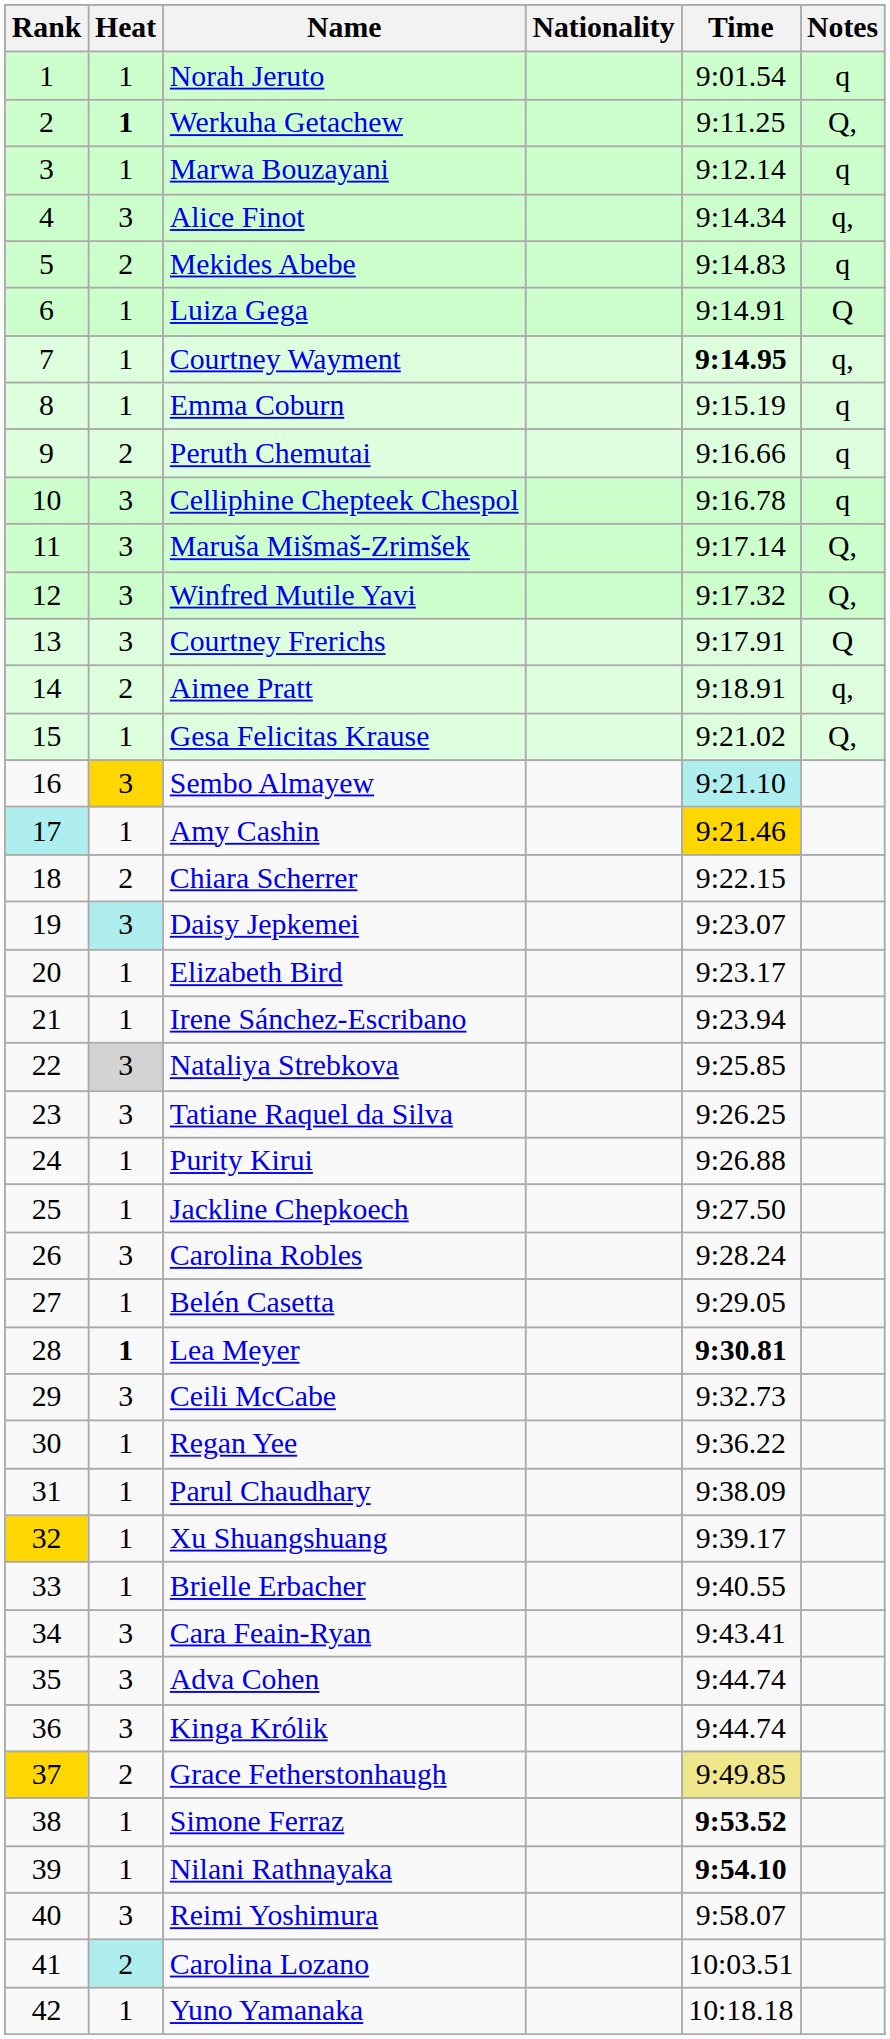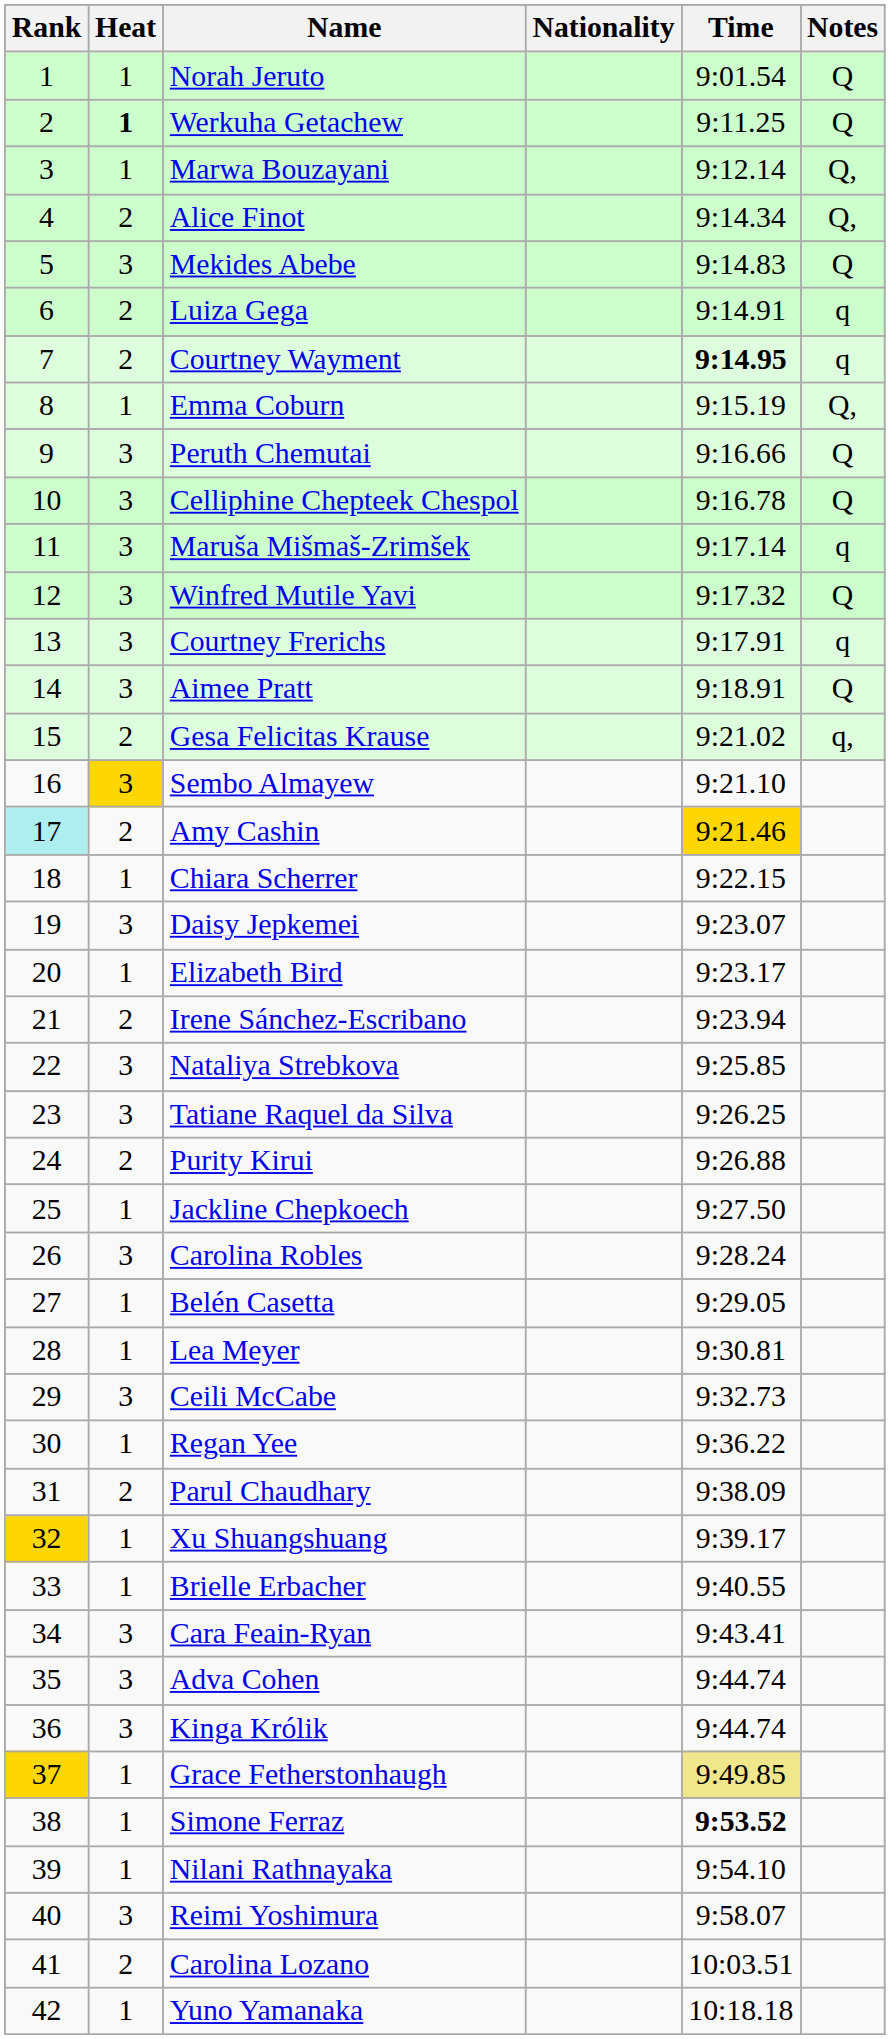(843, 75) q -> (843, 75) Q
(843, 122) Q, -> (843, 122) Q
(843, 169) q -> (843, 169) Q,
(126, 216) 3 -> (126, 216) 2
(843, 216) q, -> (843, 216) Q,
(126, 264) 2 -> (126, 264) 3
(843, 264) q -> (843, 264) Q
(126, 311) 1 -> (126, 311) 2
(843, 311) Q -> (843, 311) q
(126, 358) 1 -> (126, 358) 2
(843, 358) q, -> (843, 358) q
(843, 405) q -> (843, 405) Q,
(126, 452) 2 -> (126, 452) 3
(843, 452) q -> (843, 452) Q
(843, 500) q -> (843, 500) Q
(843, 547) Q, -> (843, 547) q
(843, 594) Q, -> (843, 594) Q
(843, 641) Q -> (843, 641) q
(126, 688) 2 -> (126, 688) 3
(843, 688) q, -> (843, 688) Q
(126, 736) 1 -> (126, 736) 2
(843, 736) Q, -> (843, 736) q,
(741, 783) paleturquoise background -> (741, 783) no background
(126, 830) 1 -> (126, 830) 2
(126, 877) 2 -> (126, 877) 1
(126, 924) paleturquoise background -> (126, 924) no background
(126, 1019) 1 -> (126, 1019) 2
(126, 1066) lightgrey background -> (126, 1066) no background
(126, 1160) 1 -> (126, 1160) 2
(126, 1349) bold -> (126, 1349) normal
(741, 1349) bold -> (741, 1349) normal
(126, 1491) 1 -> (126, 1491) 2
(126, 1774) 2 -> (126, 1774) 1
(741, 1868) bold -> (741, 1868) normal
(126, 1963) paleturquoise background -> (126, 1963) no background
